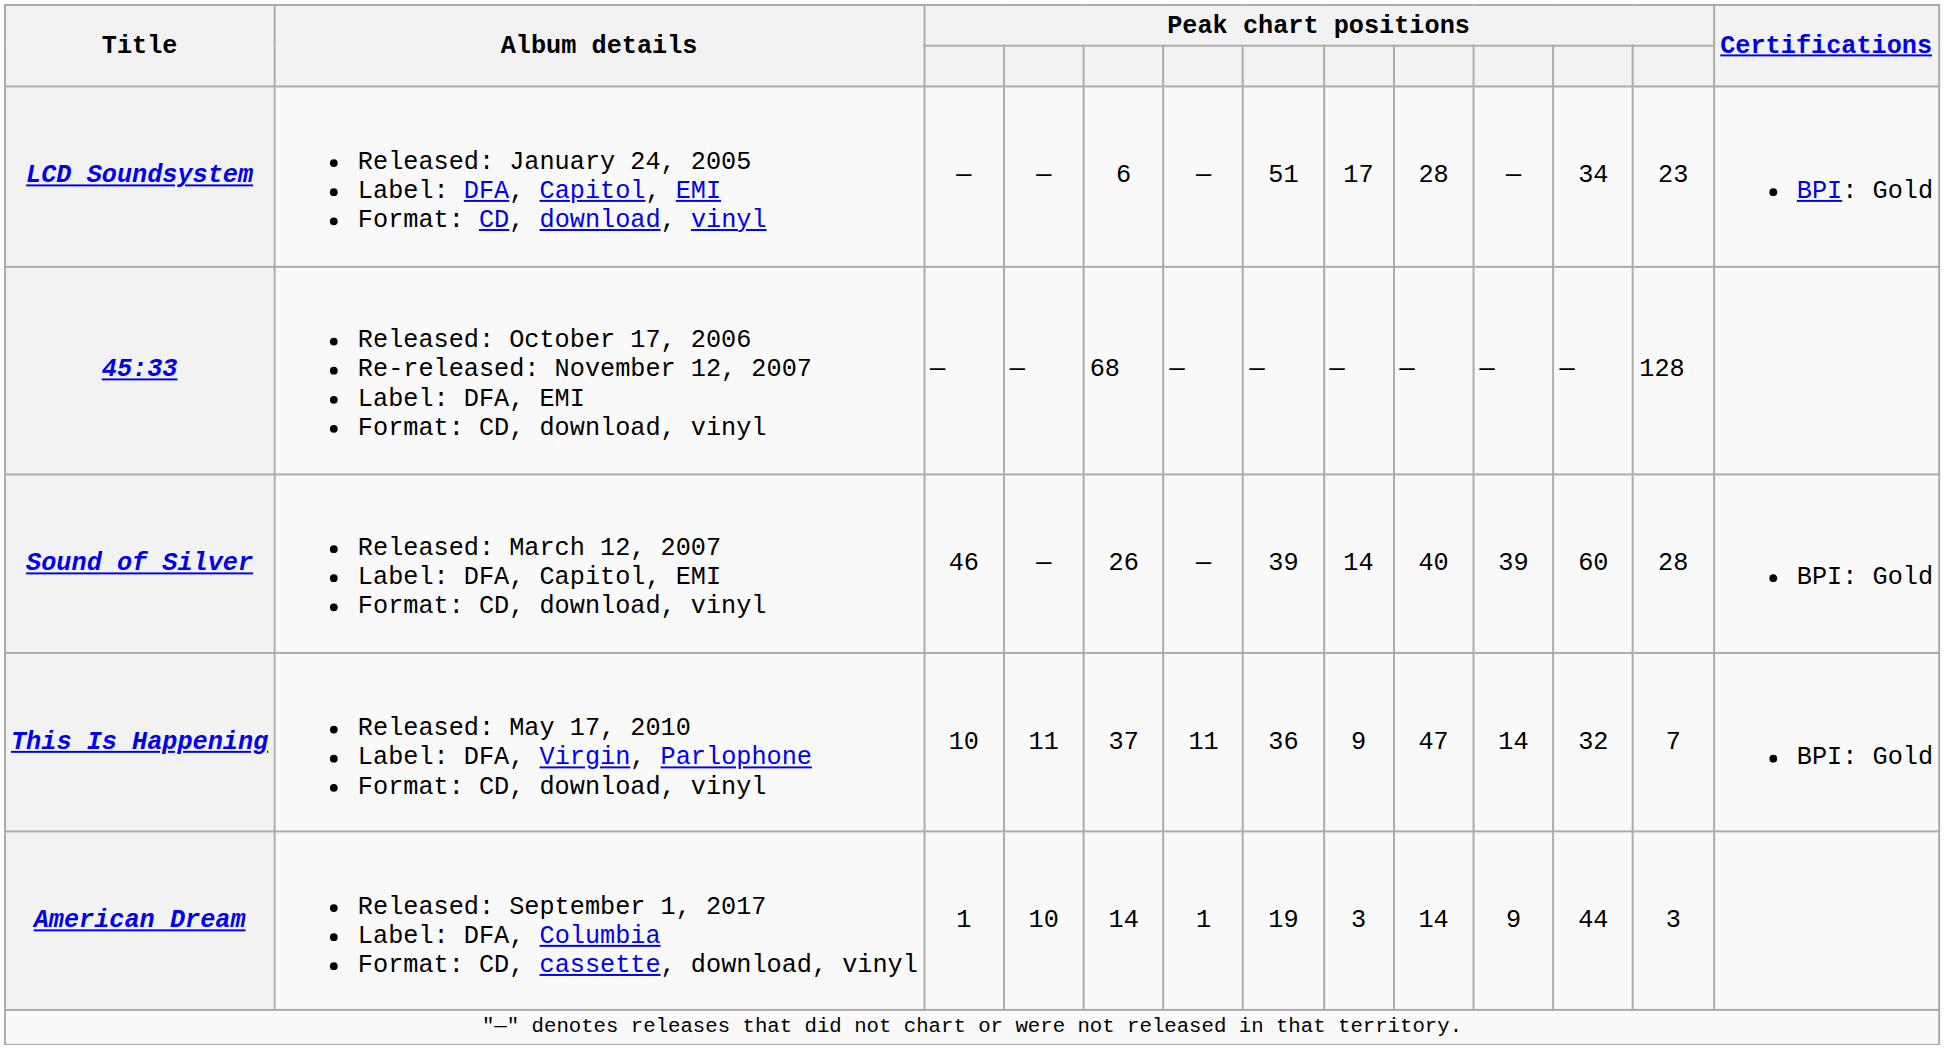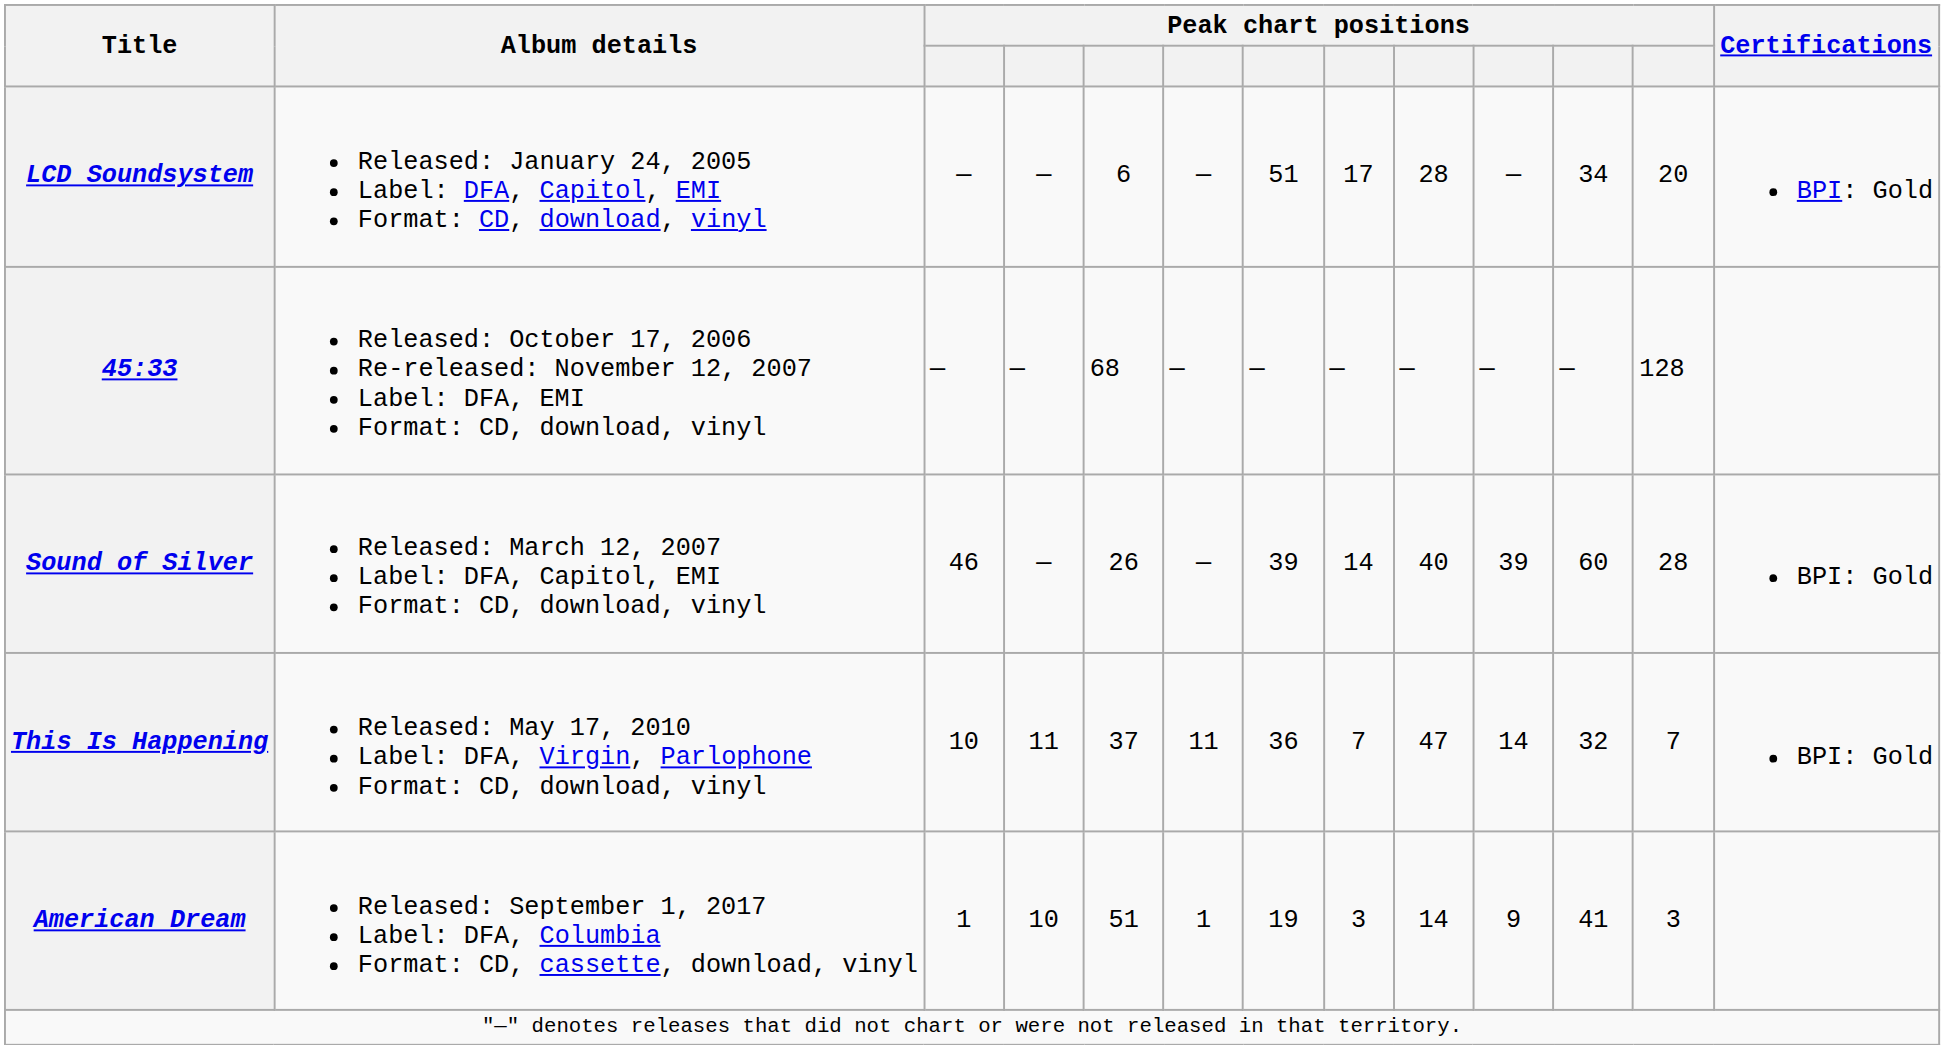(1673, 177) 23 -> (1673, 177) 20
(1359, 742) 9 -> (1359, 742) 7
(1124, 921) 14 -> (1124, 921) 51
(1593, 921) 44 -> (1593, 921) 41
